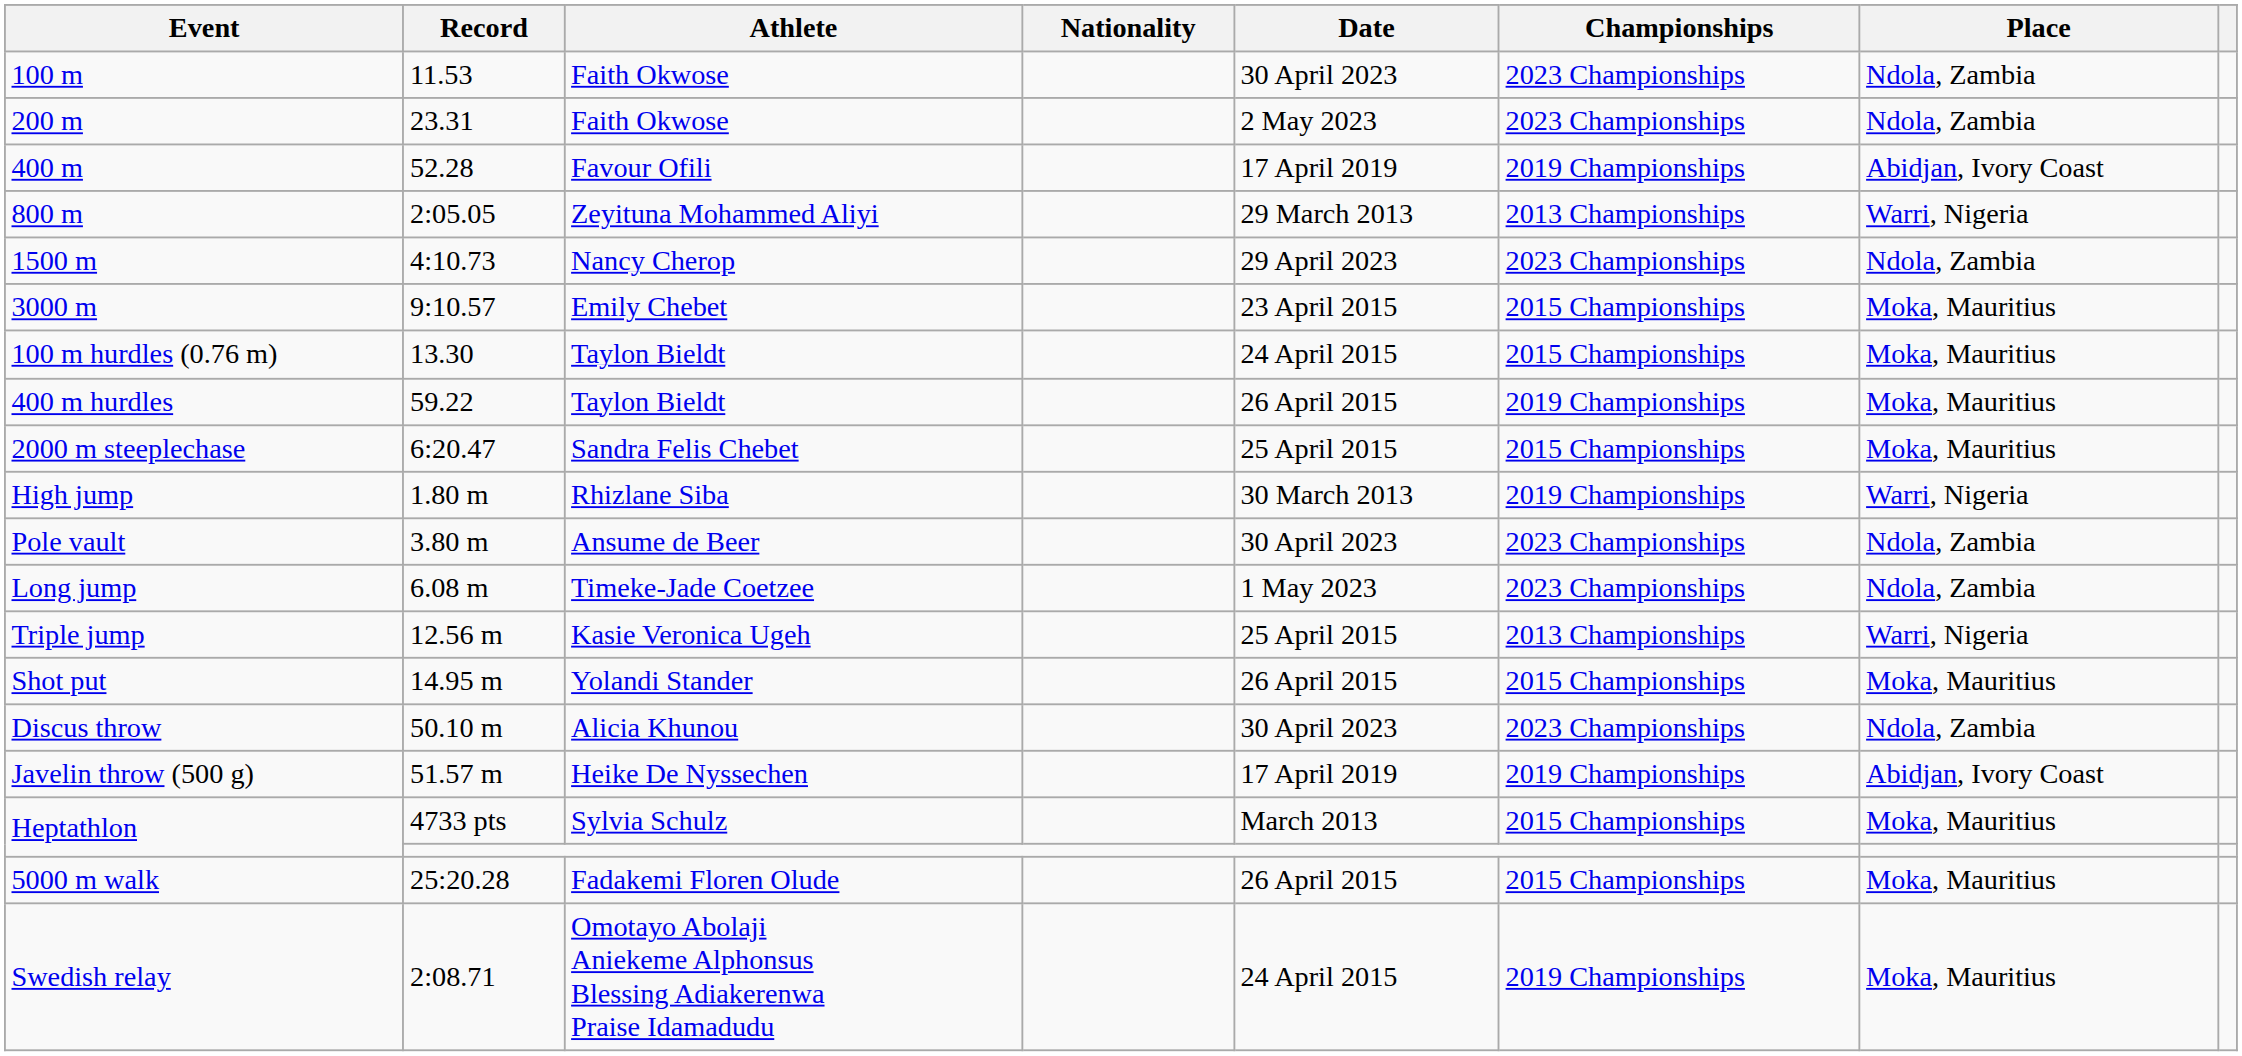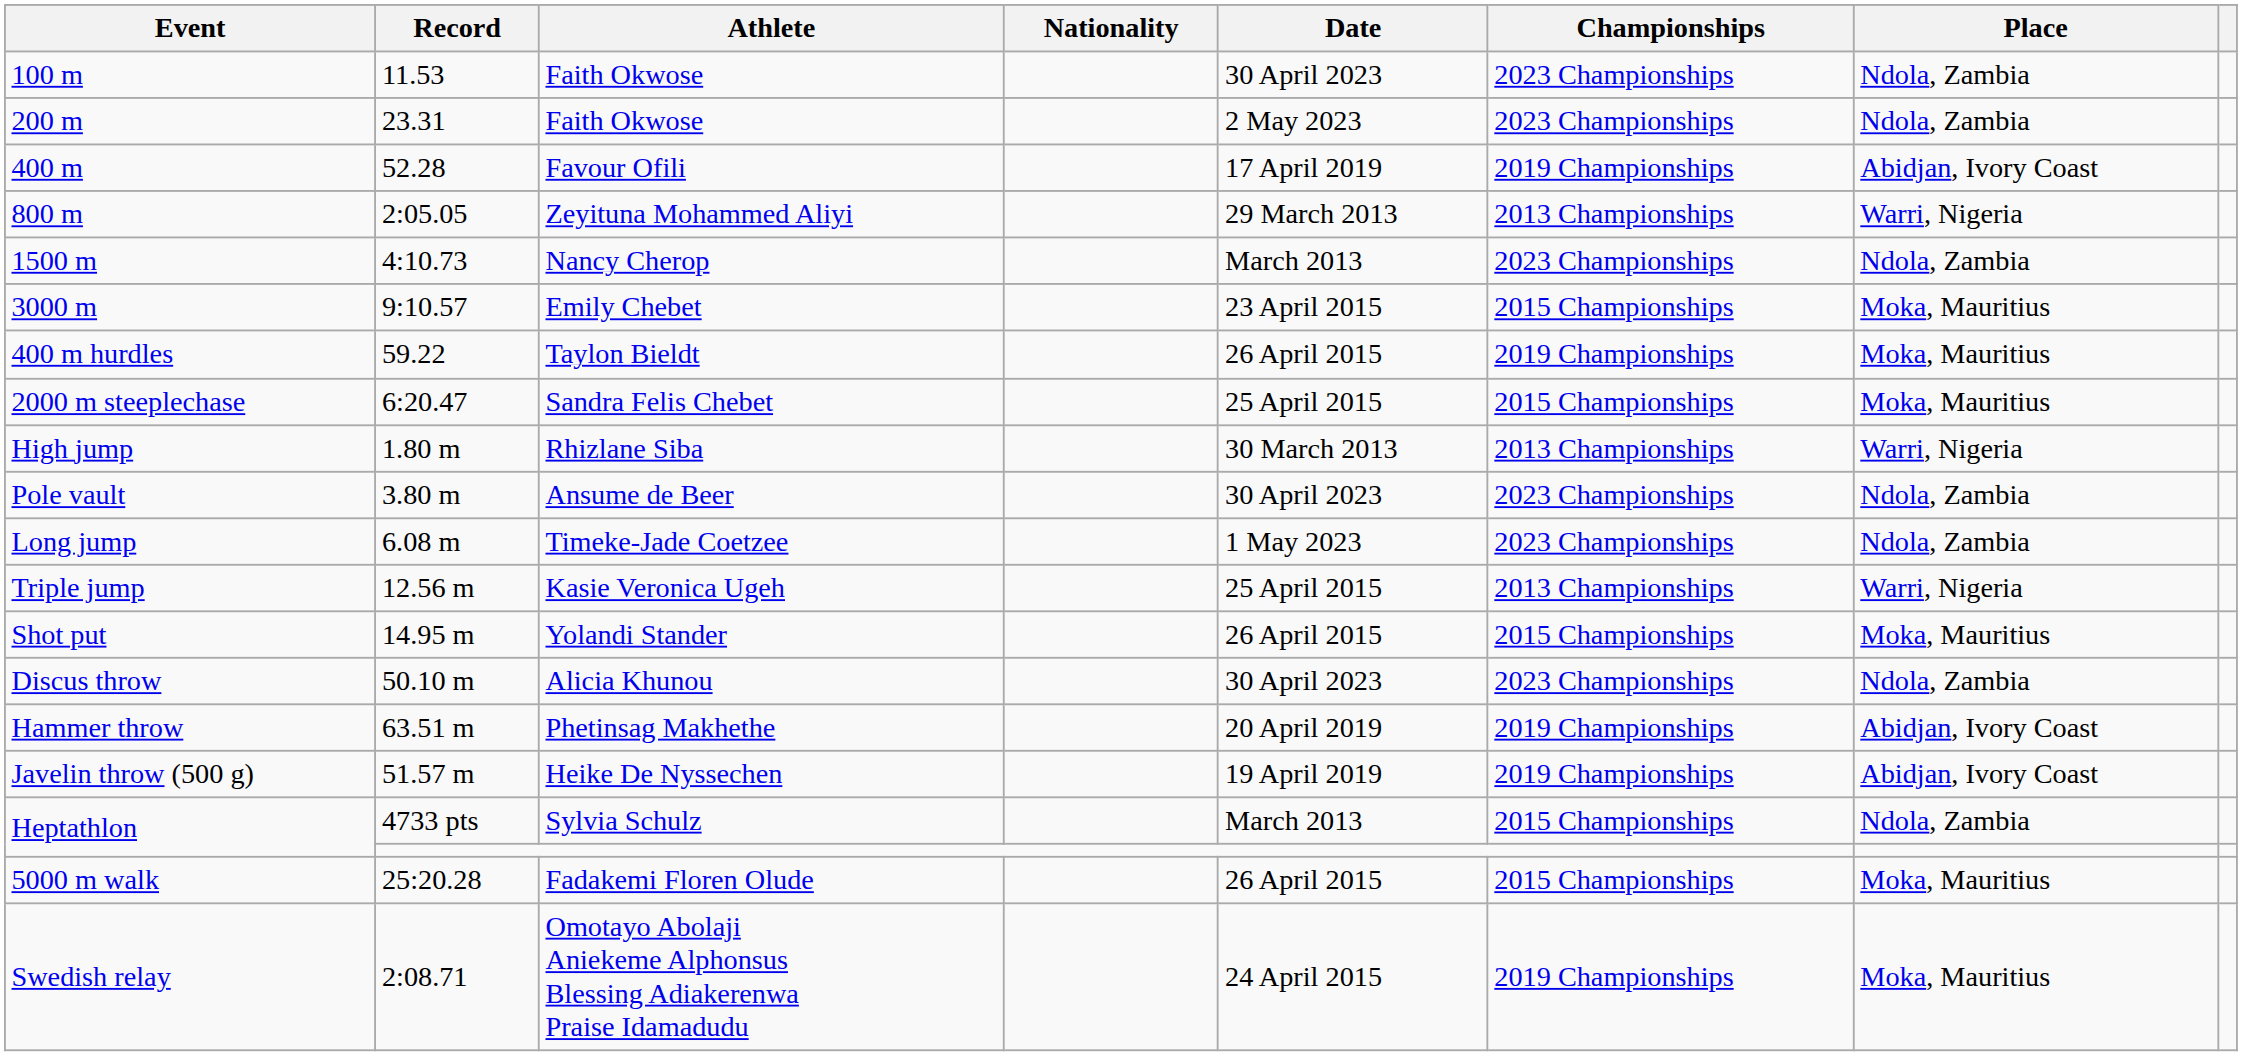(1319, 261) 29 April 2023 -> (1294, 261) March 2013
- row: (145, 354)
(1625, 494) 2019 Championships -> (1614, 447) 2013 Championships
+ row: (97, 727)
(1319, 773) 17 April 2019 -> (1304, 773) 19 April 2019
(1961, 820) Moka, Mauritius -> (1945, 820) Ndola, Zambia
